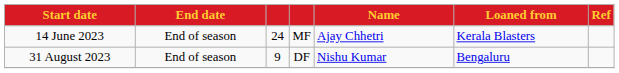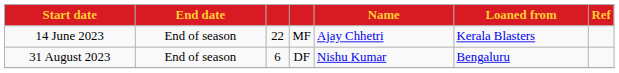(278, 36) 24 -> (278, 36) 22
(278, 57) 9 -> (278, 57) 6
